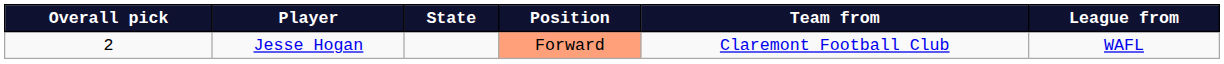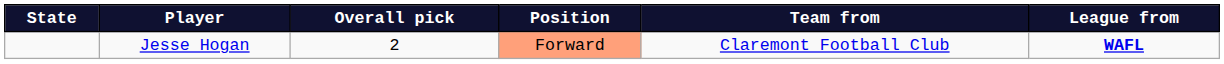columns swapped: (109, 18) <-> (451, 18)
(1124, 45) normal -> (1124, 45) bold
